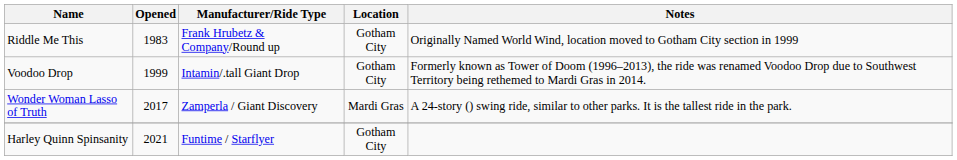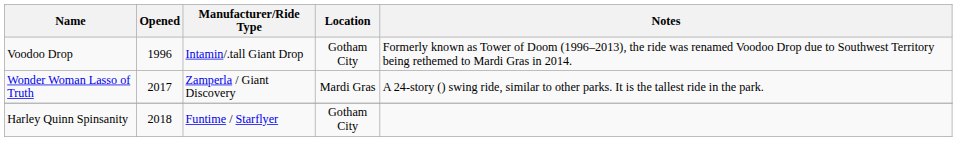- row: (45, 40)
(156, 73) 1999 -> (160, 53) 1996
(156, 139) 2021 -> (160, 119) 2018
